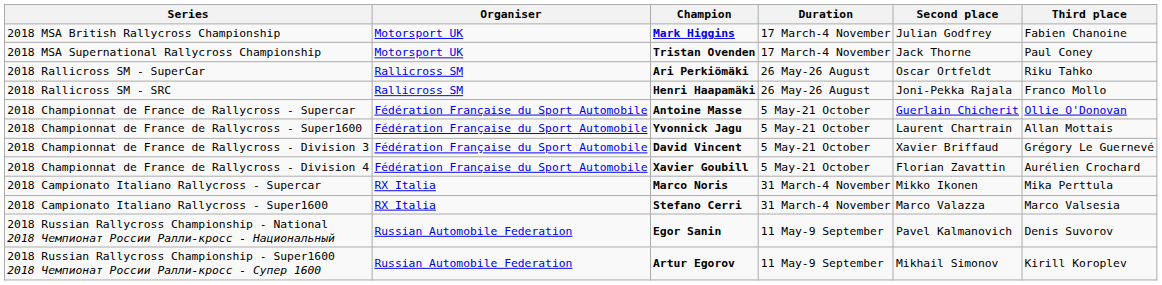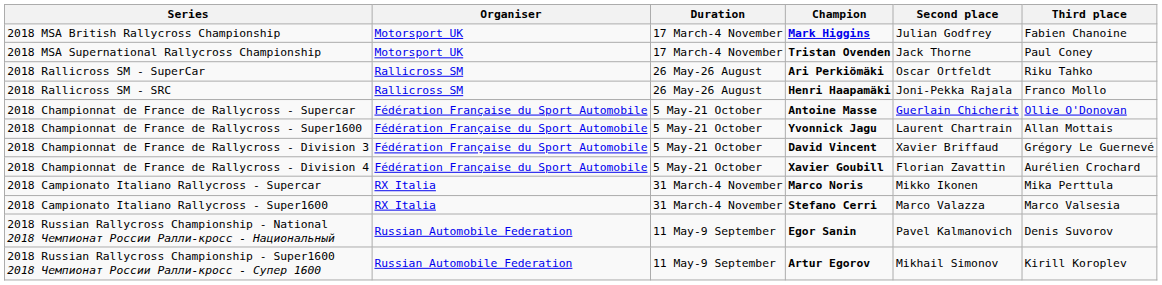columns swapped: (826, 14) <-> (704, 14)
